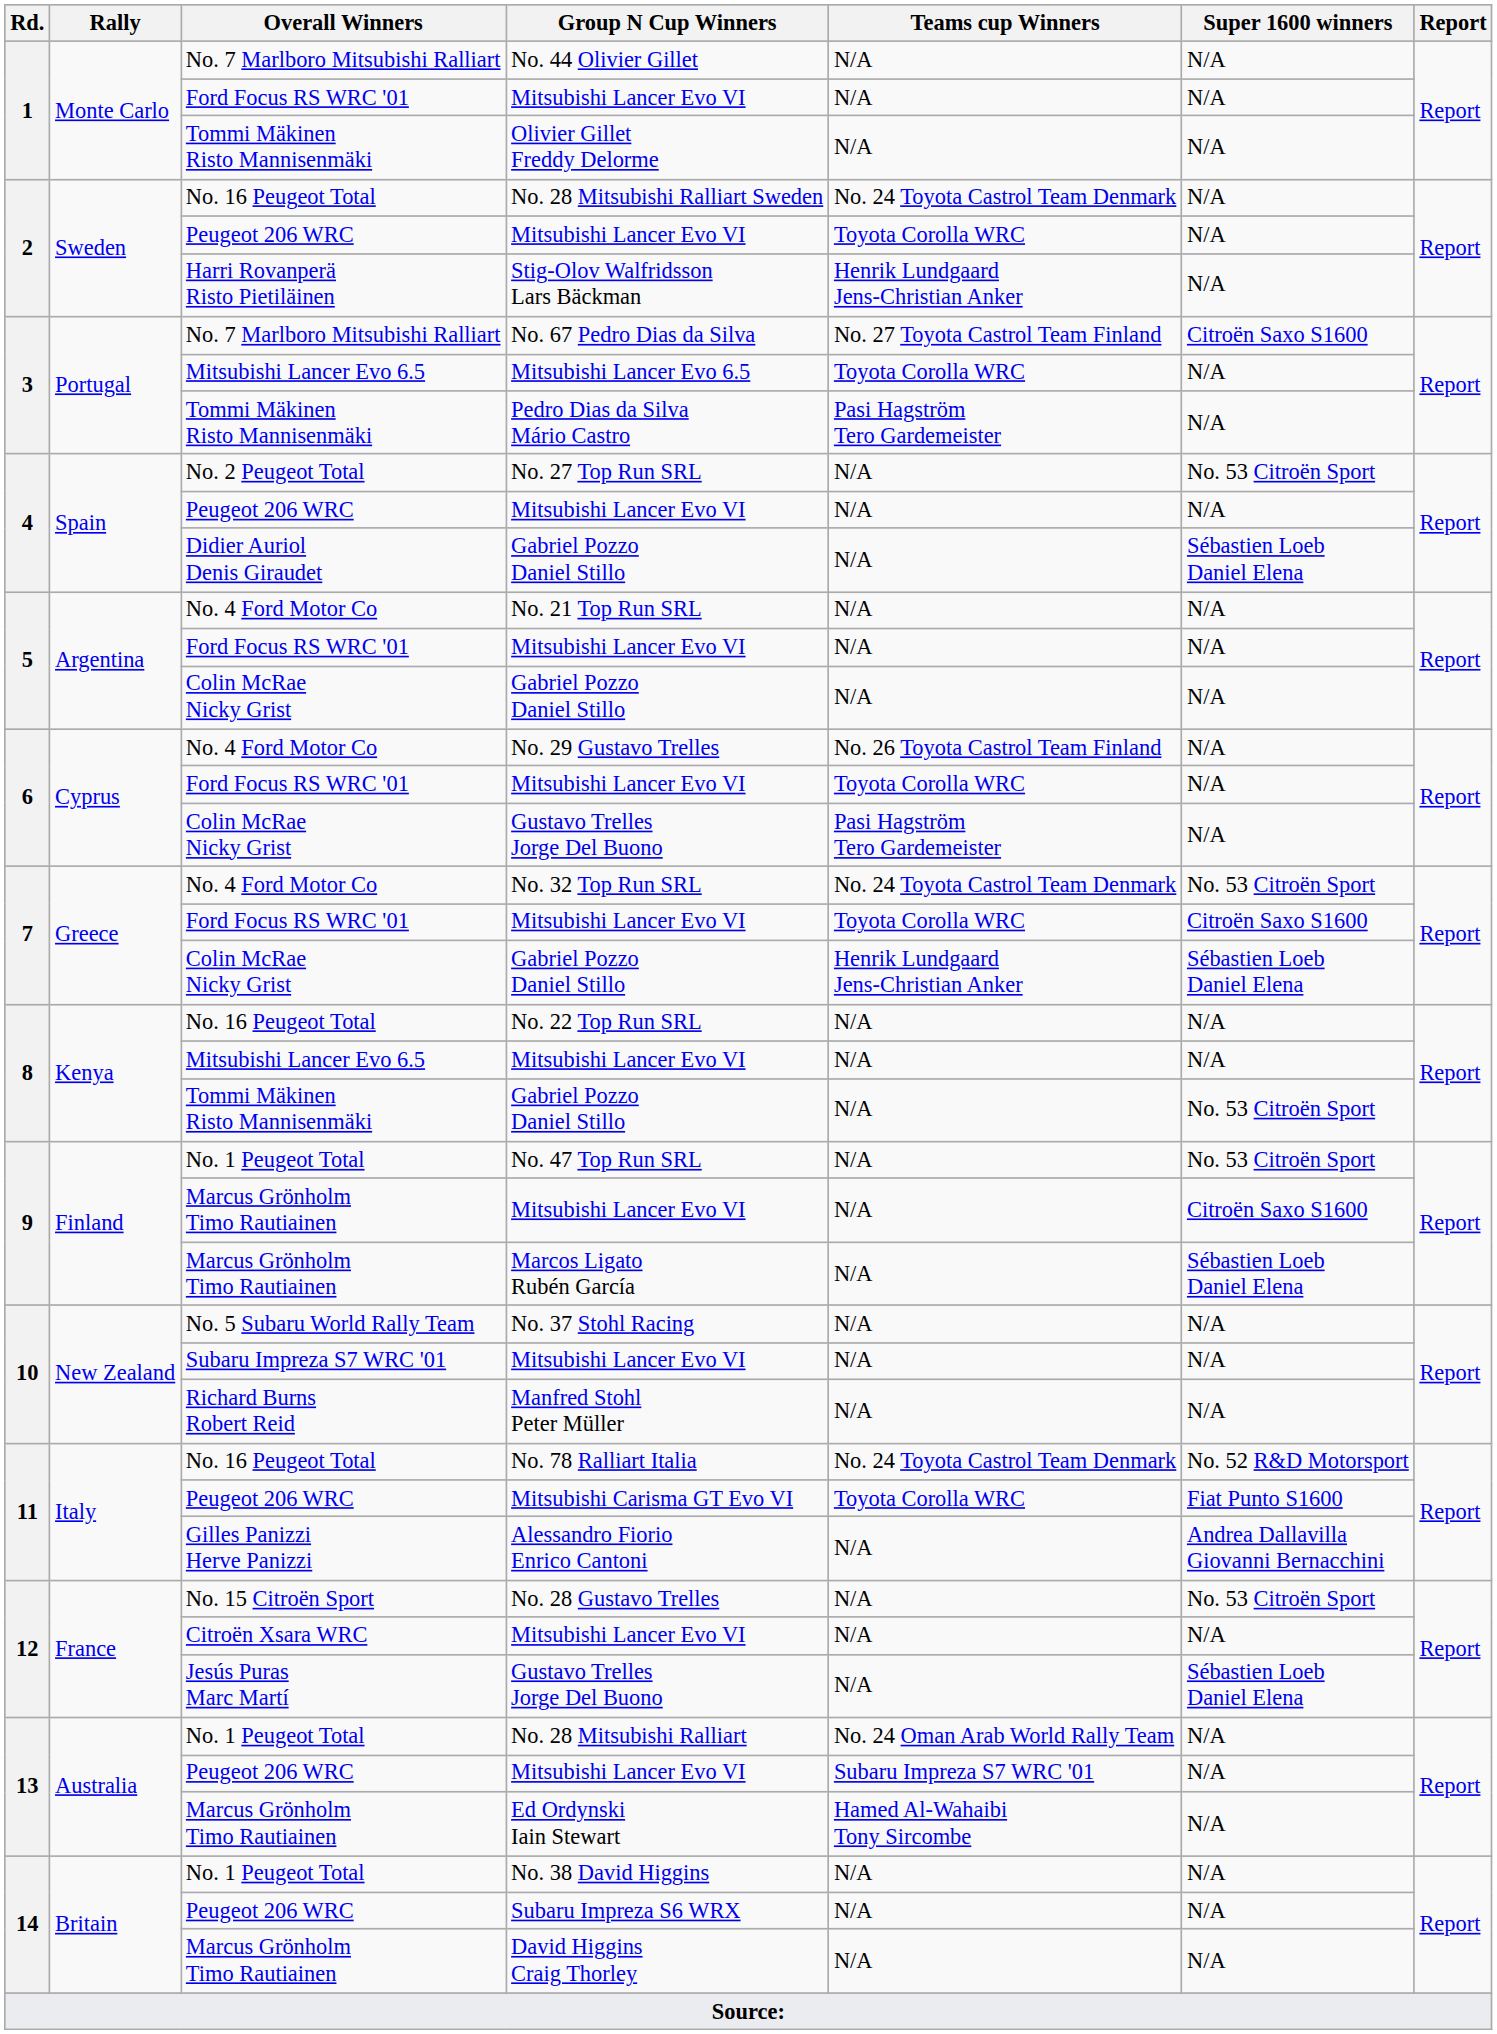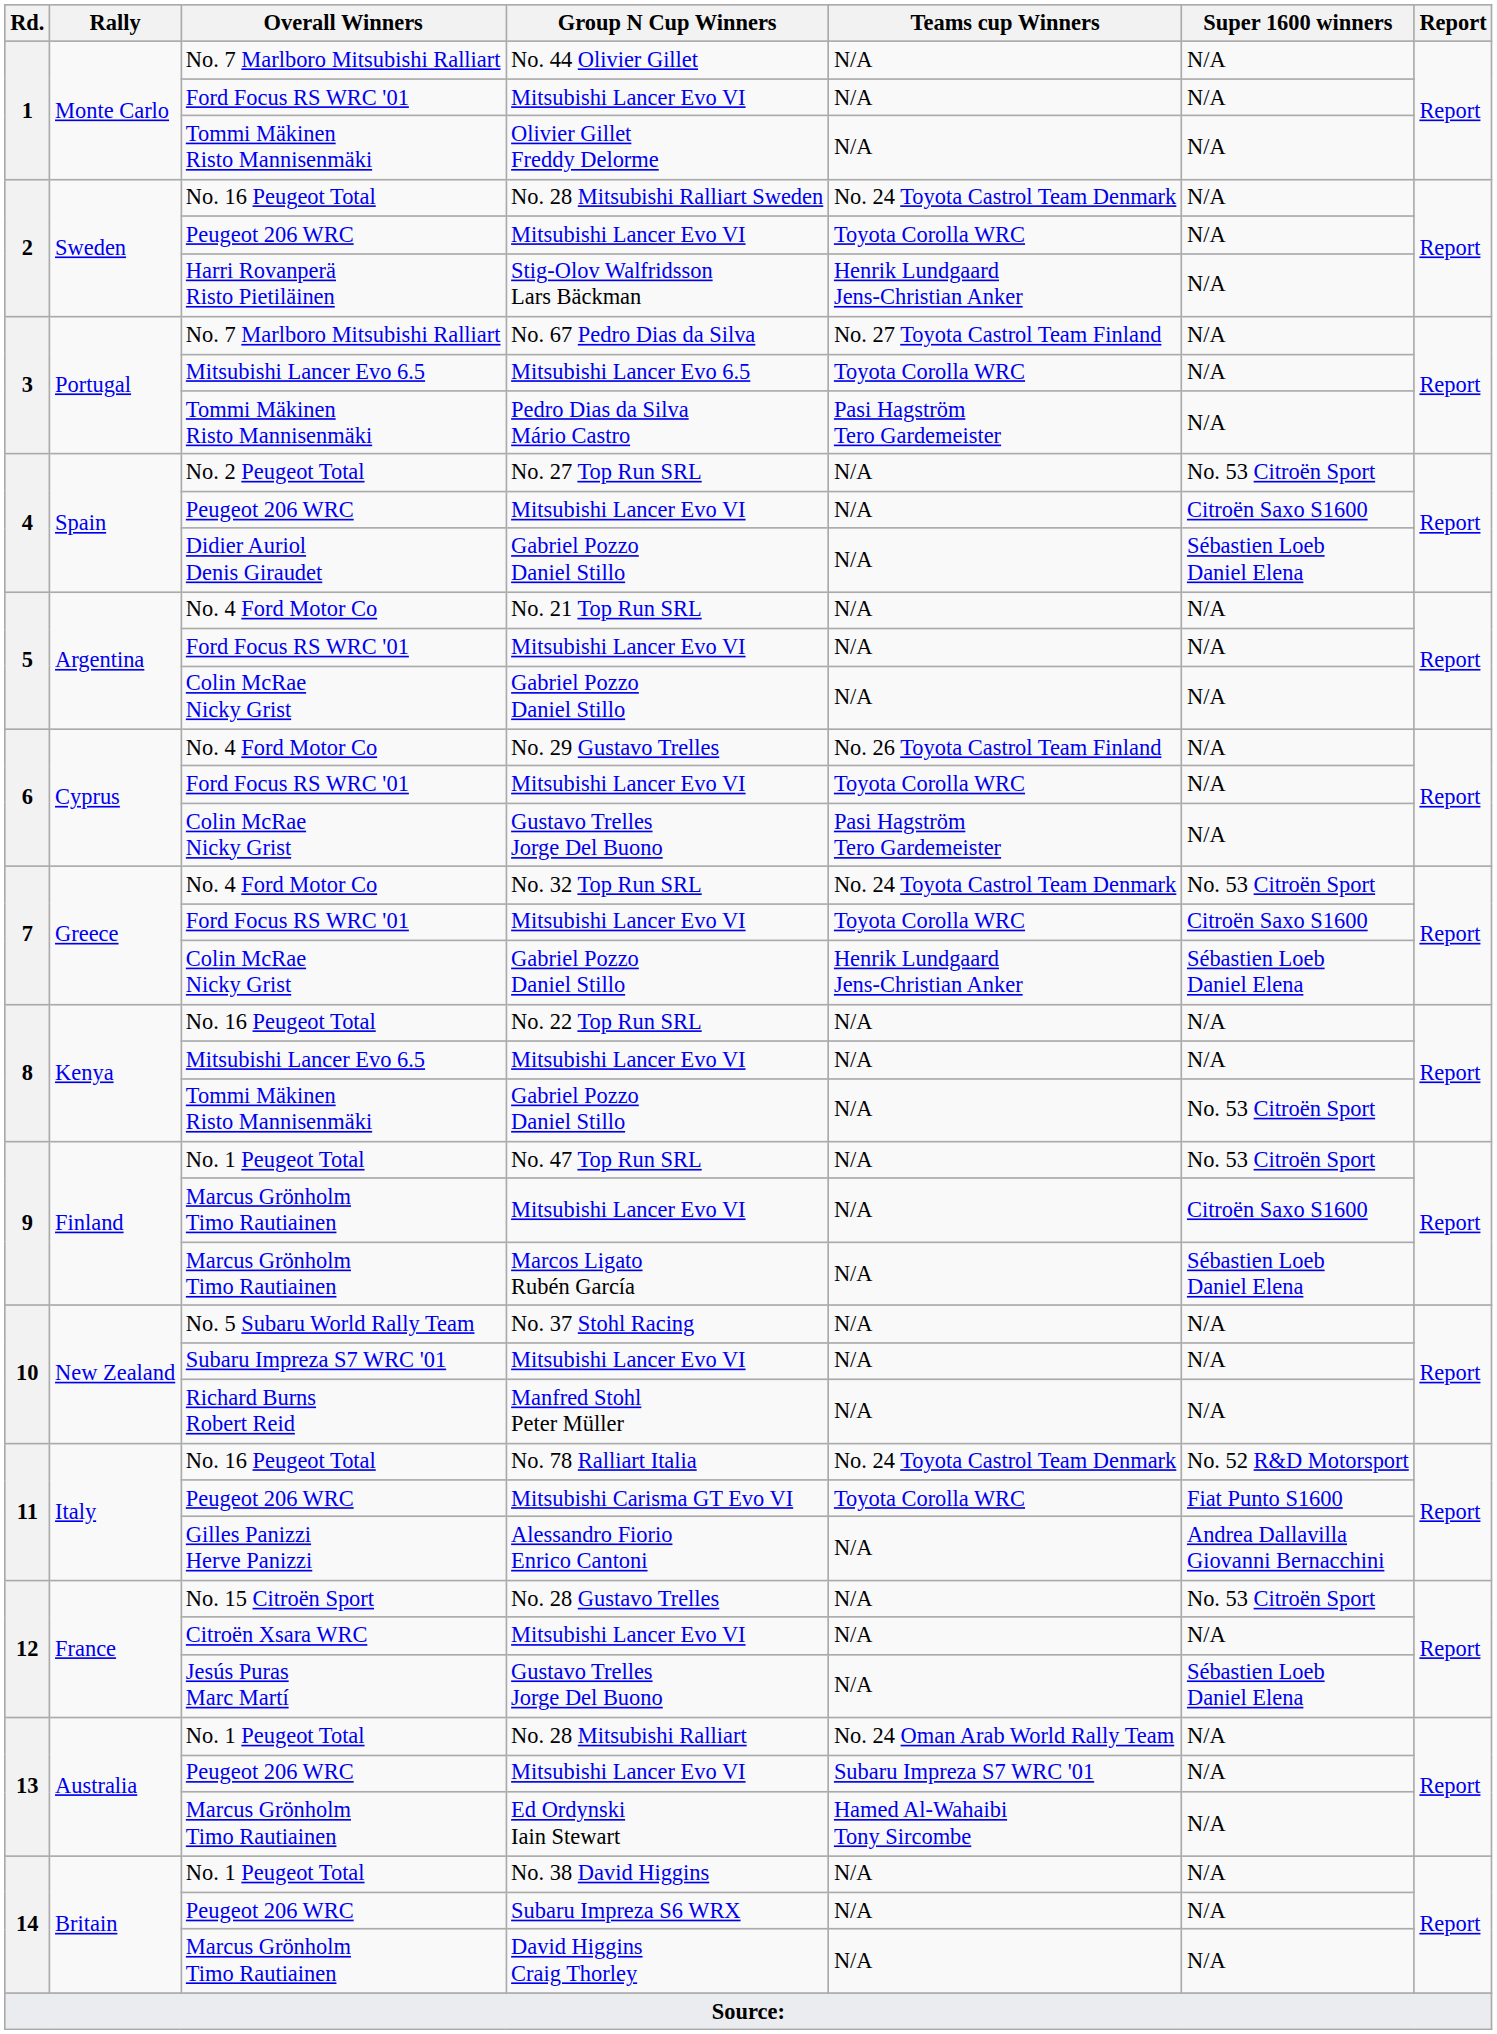(1277, 334) Citroën Saxo S1600 -> (1206, 334) N/A
(1206, 509) N/A -> (1277, 509) Citroën Saxo S1600
